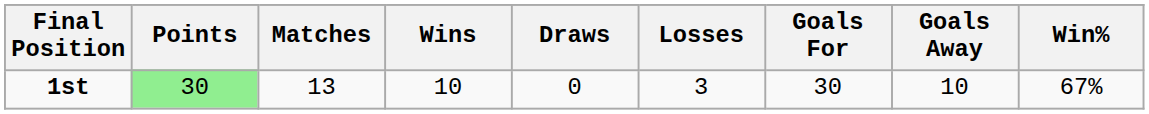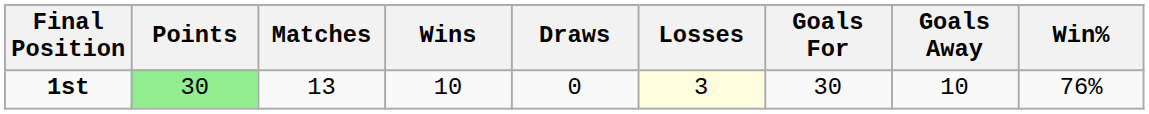(701, 90) no background -> (701, 90) lightyellow background
(1081, 90) 67% -> (1081, 90) 76%
